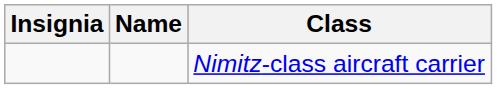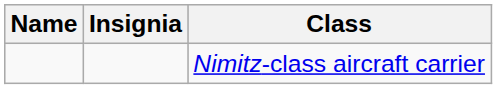columns swapped: (57, 24) <-> (148, 24)
